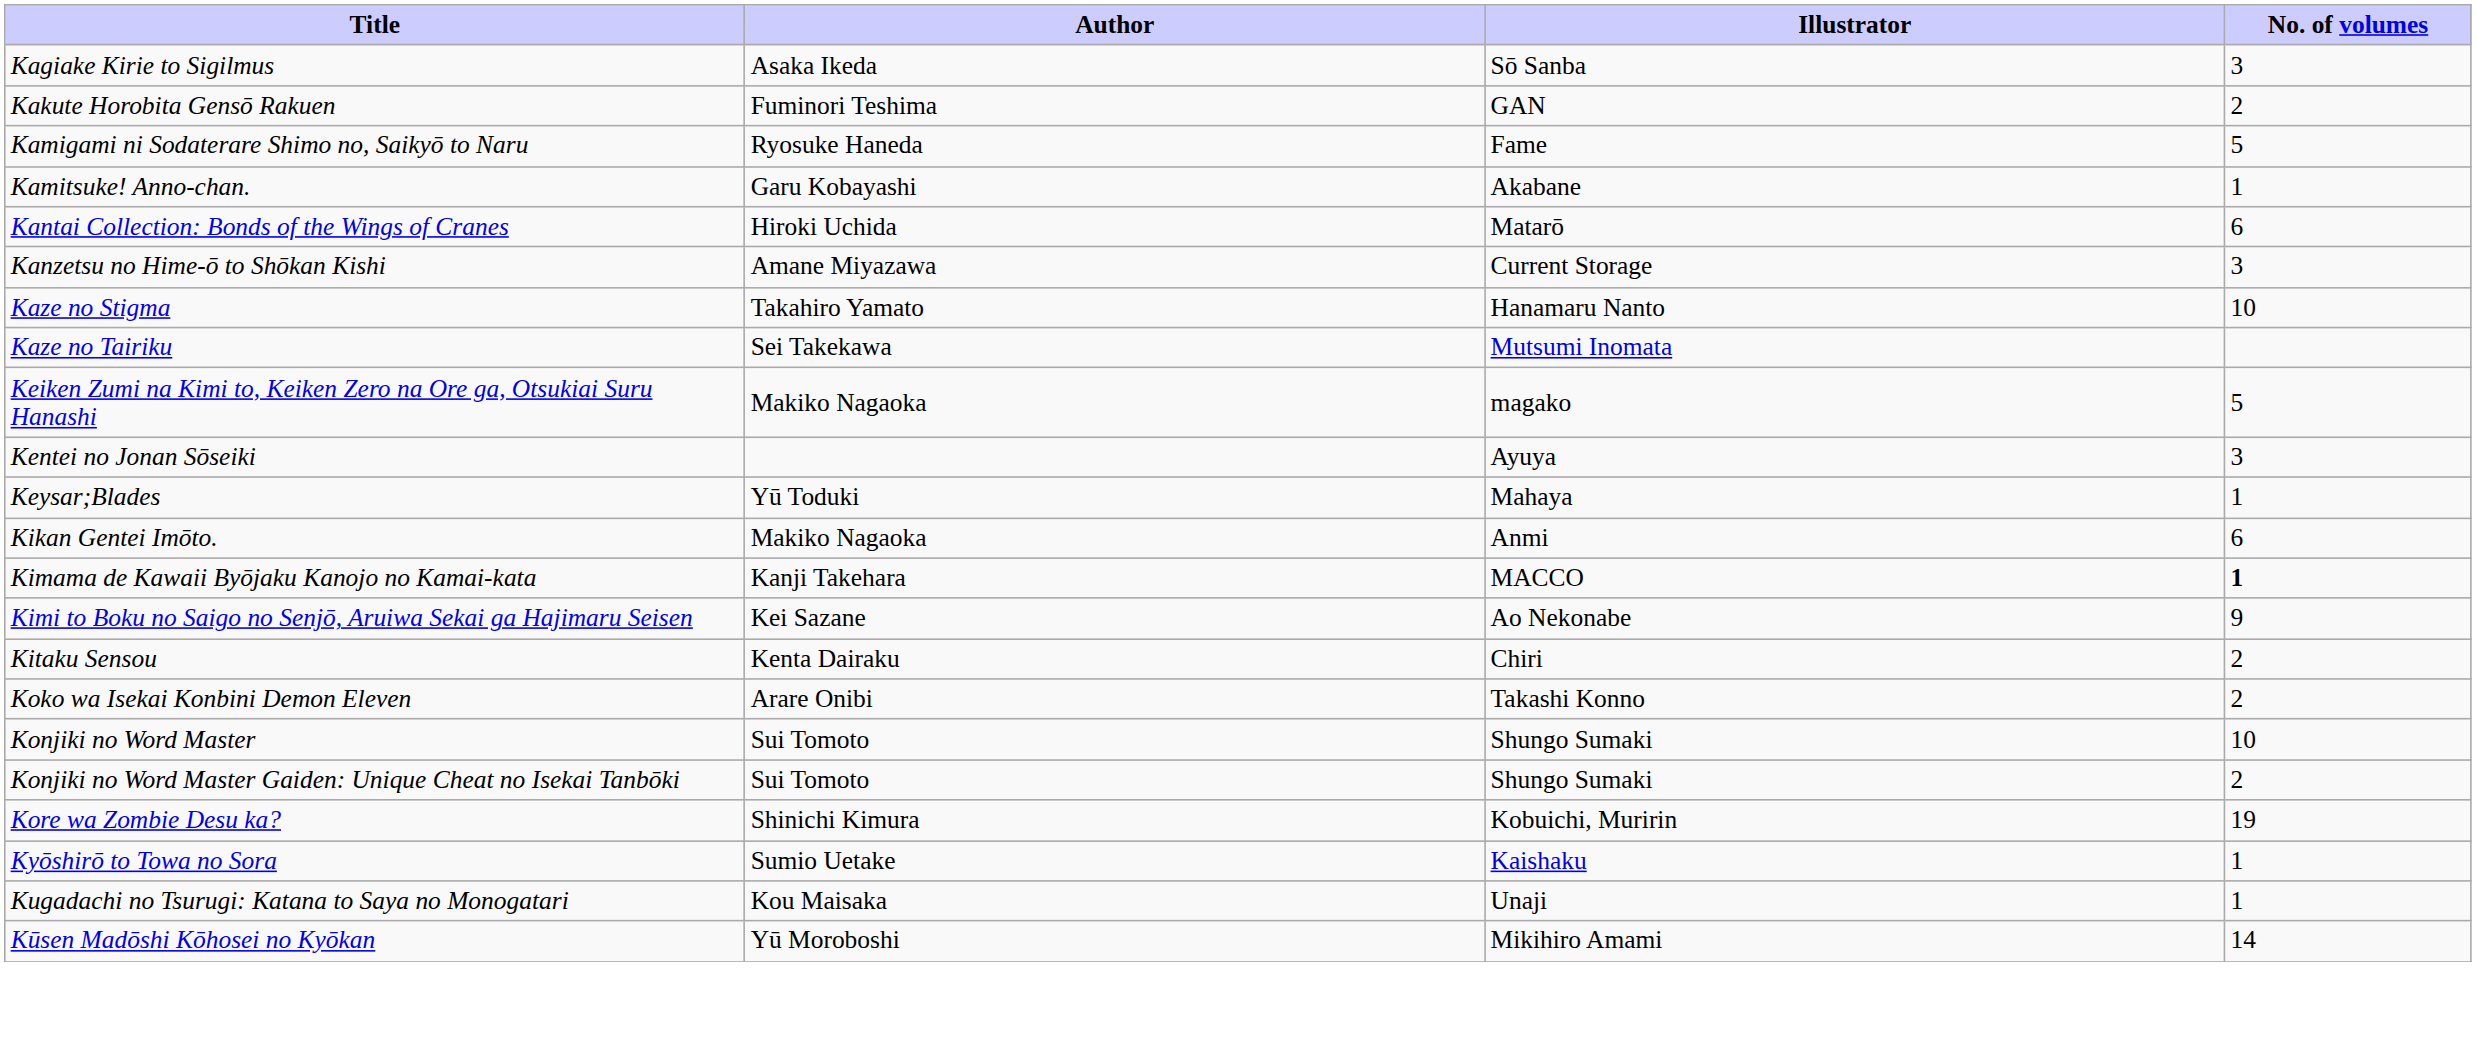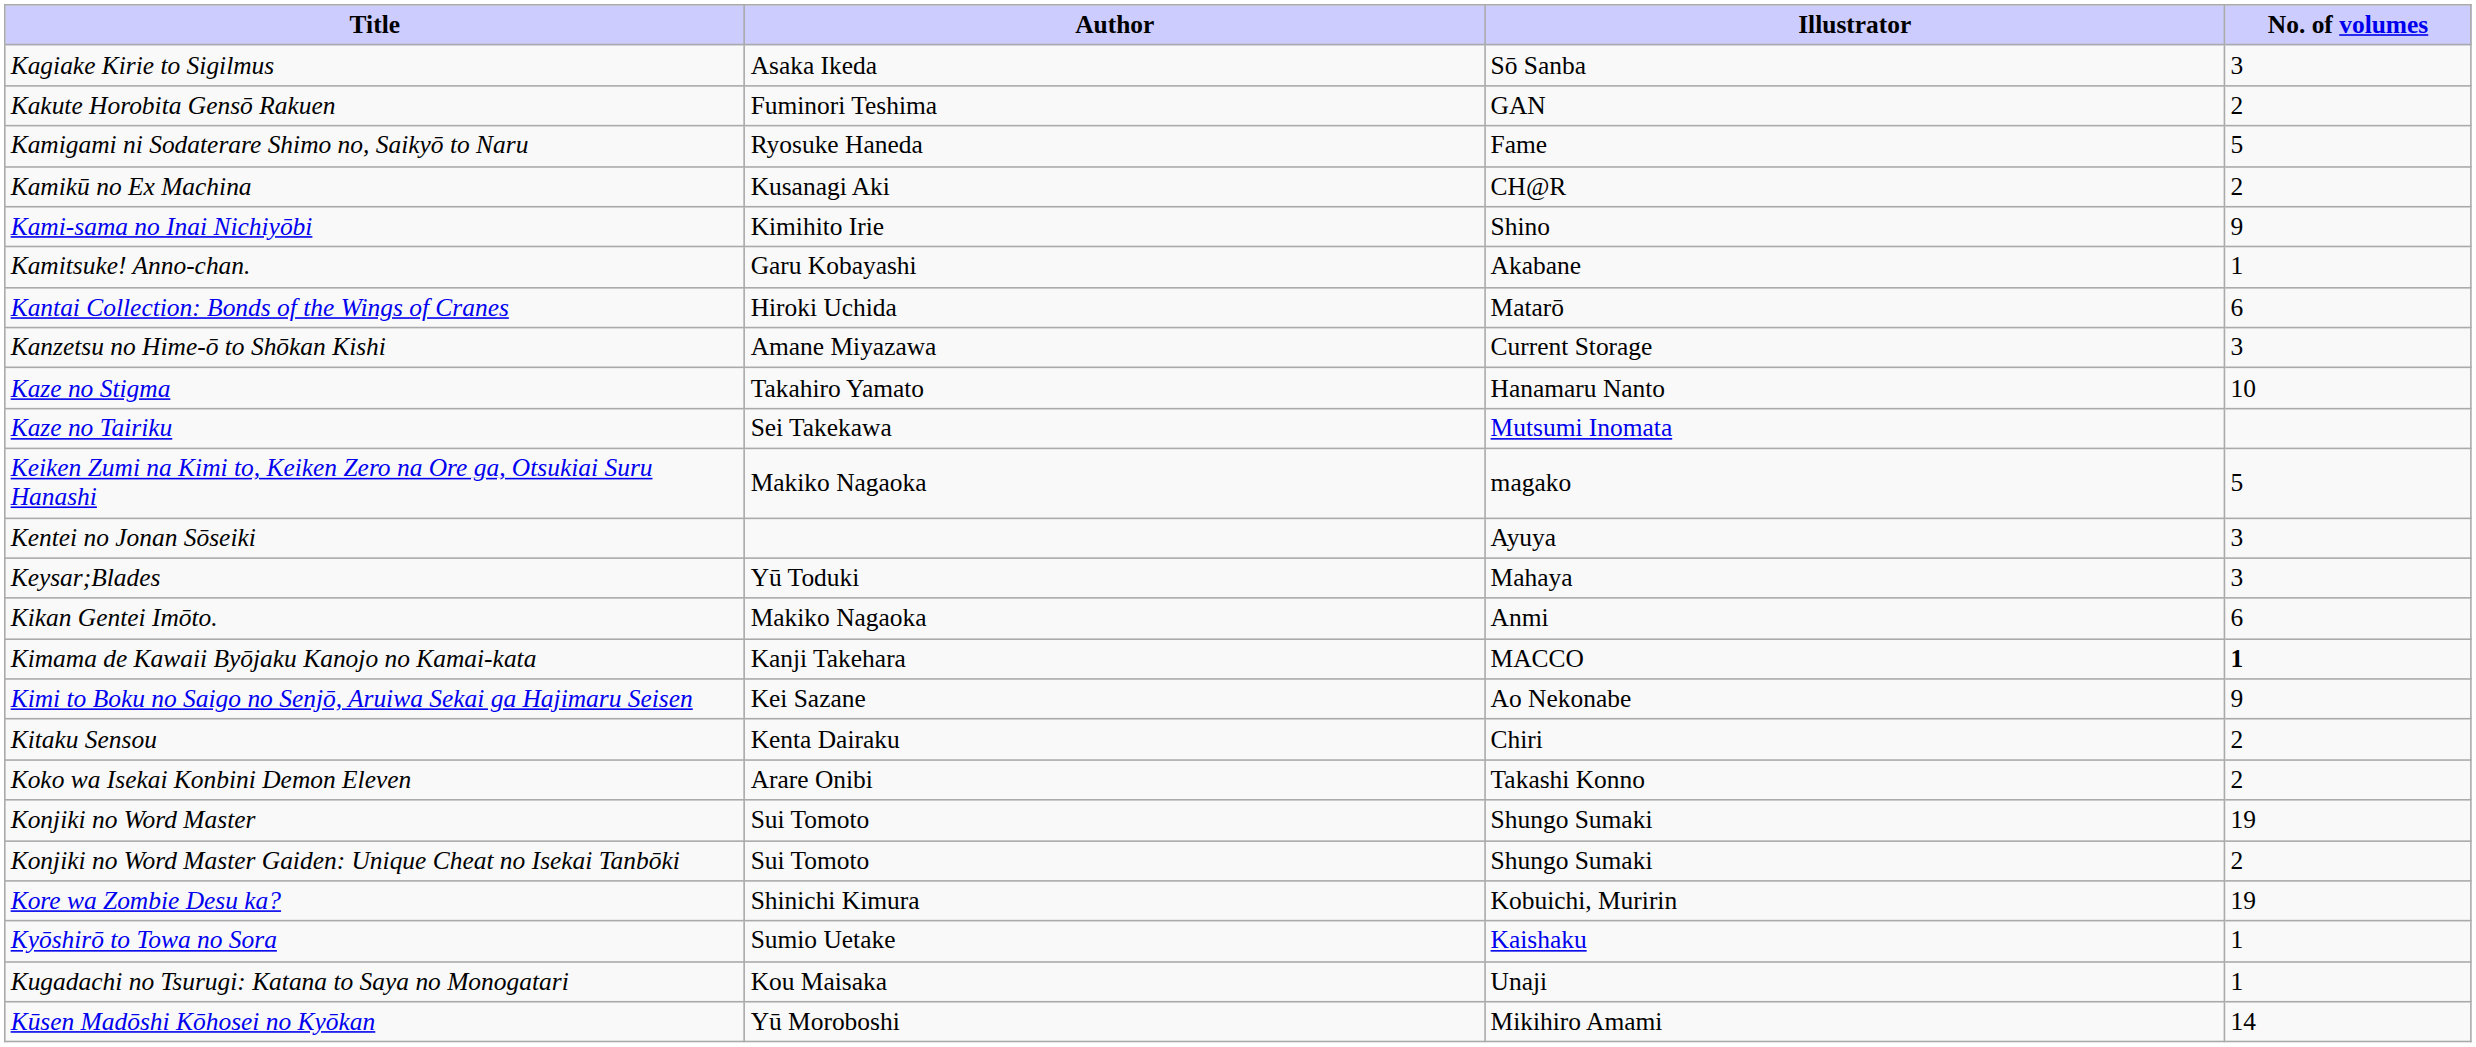+ row: (131, 186)
+ row: (162, 226)
(2237, 497) 1 -> (2237, 577) 3
(2243, 739) 10 -> (2243, 819) 19
